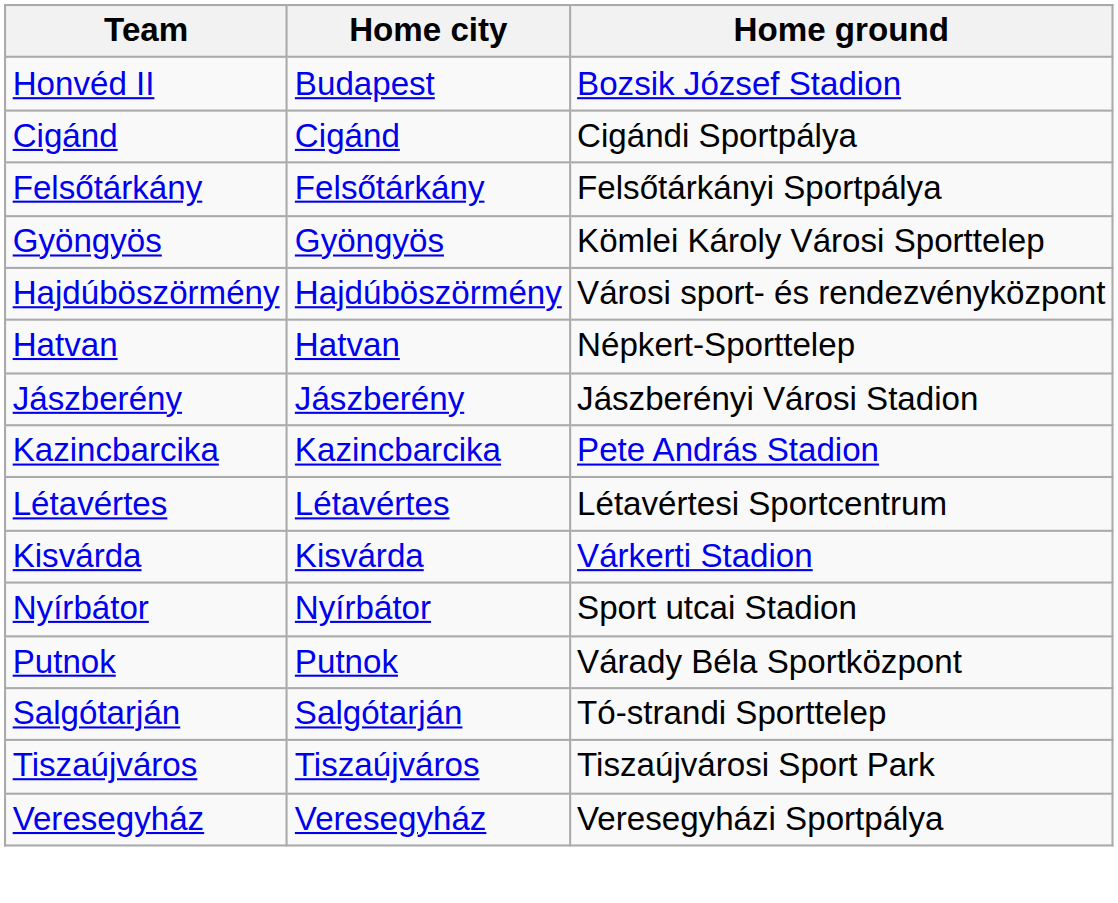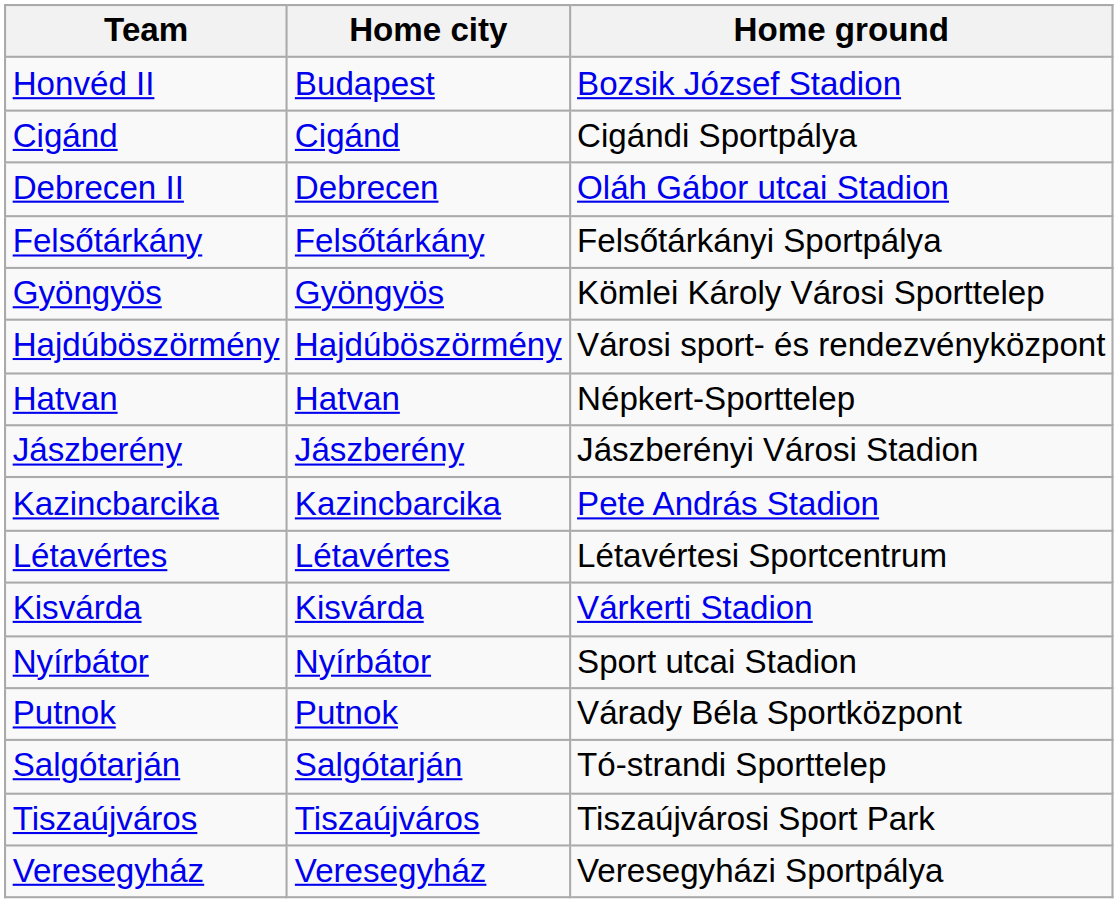+ row: (98, 188)
